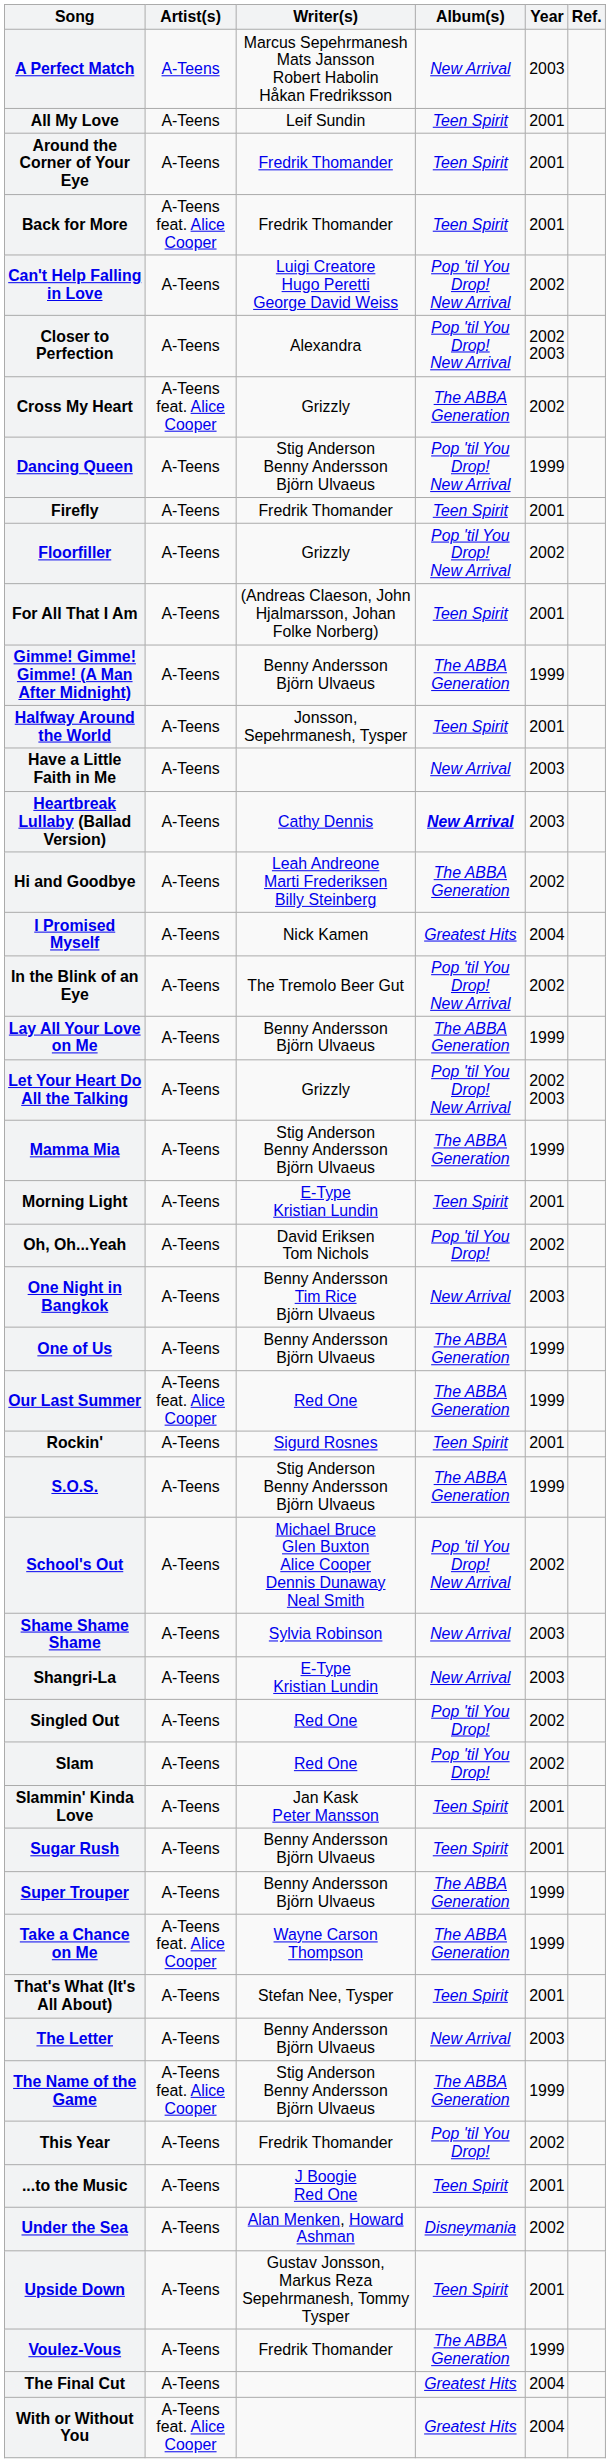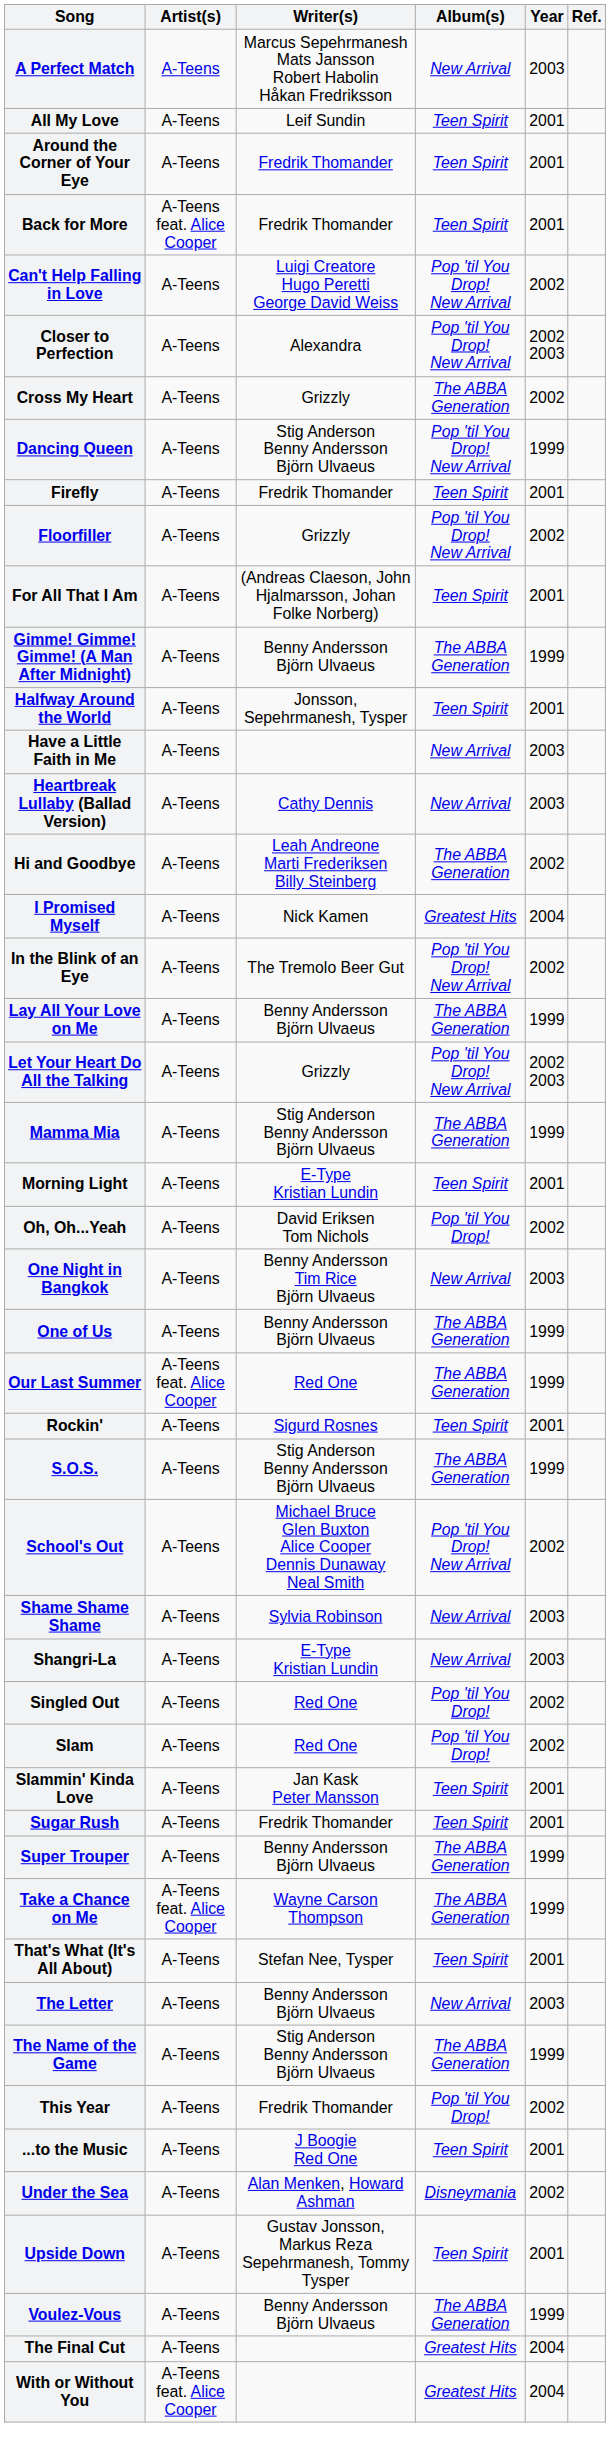(191, 406) A-Teens feat. Alice Cooper -> (191, 397) A-Teens
(470, 821) bold -> (470, 803) normal
(326, 1849) Benny Andersson Björn Ulvaeus -> (326, 1822) Fredrik Thomander
(191, 2091) A-Teens feat. Alice Cooper -> (191, 2055) A-Teens
(326, 2350) Fredrik Thomander -> (326, 2314) Benny Andersson Björn Ulvaeus
